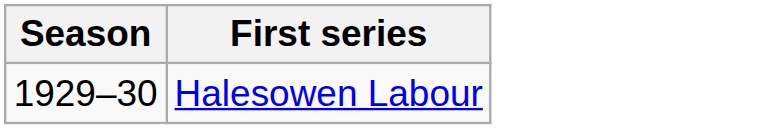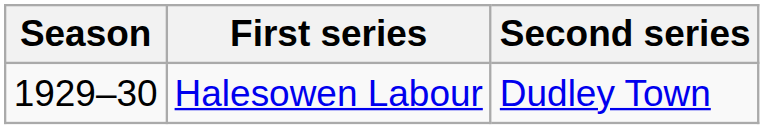+ column: (625, 33)
